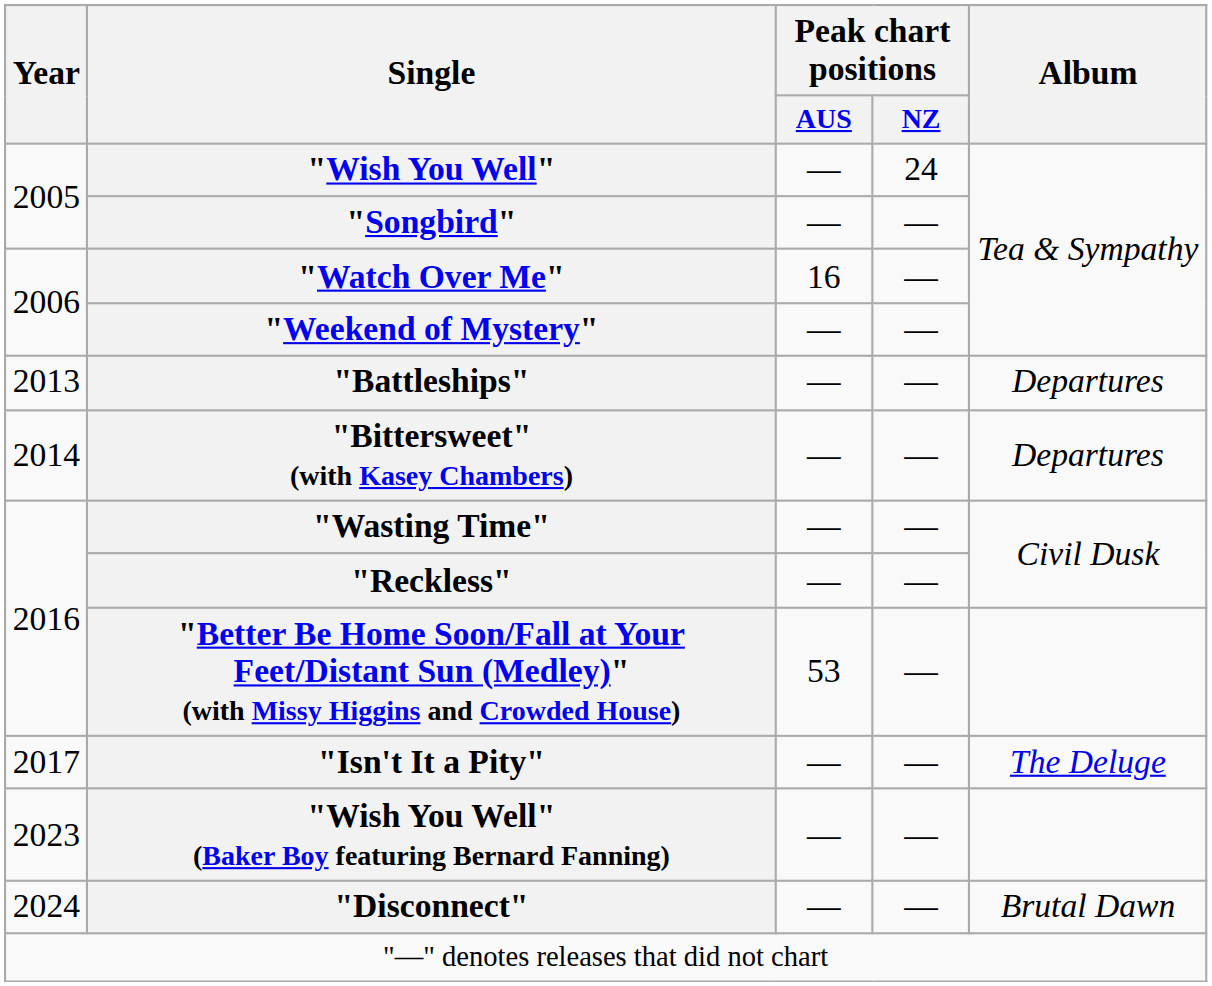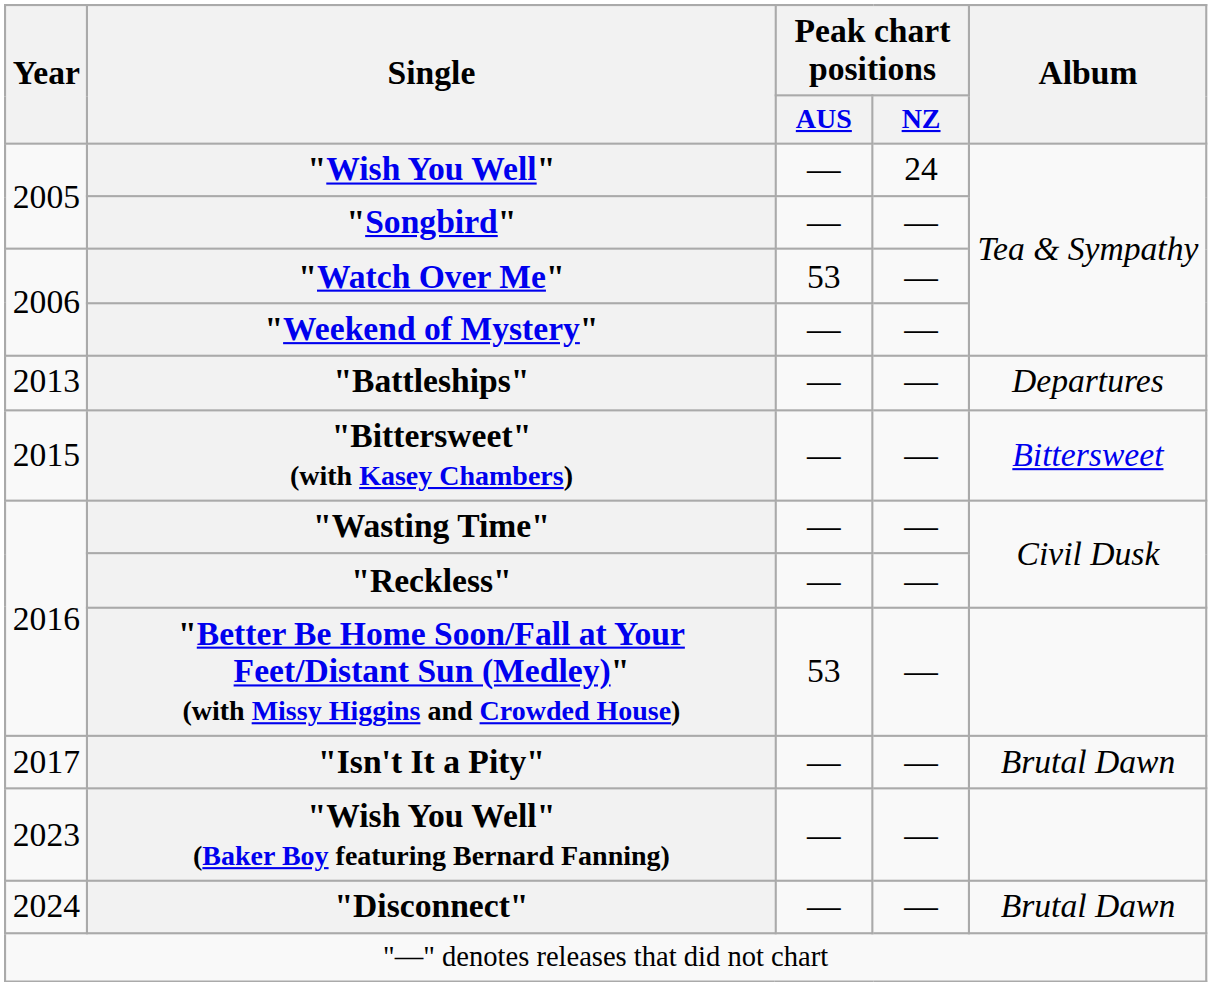(824, 275) 16 -> (824, 275) 53
(46, 454) 2014 -> (46, 454) 2015
(1088, 454) Departures -> (1088, 454) Bittersweet
(1088, 762) The Deluge -> (1088, 762) Brutal Dawn
